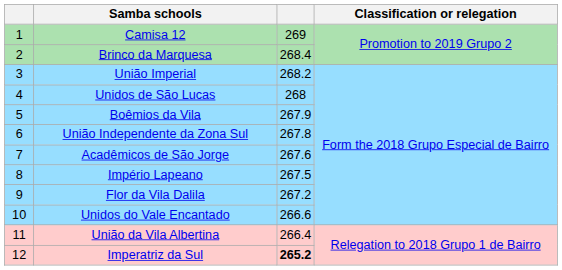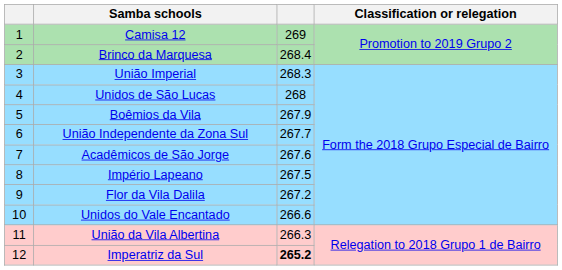(295, 74) 268.2 -> (295, 74) 268.3
(295, 134) 267.8 -> (295, 134) 267.7
(295, 235) 266.4 -> (295, 235) 266.3
